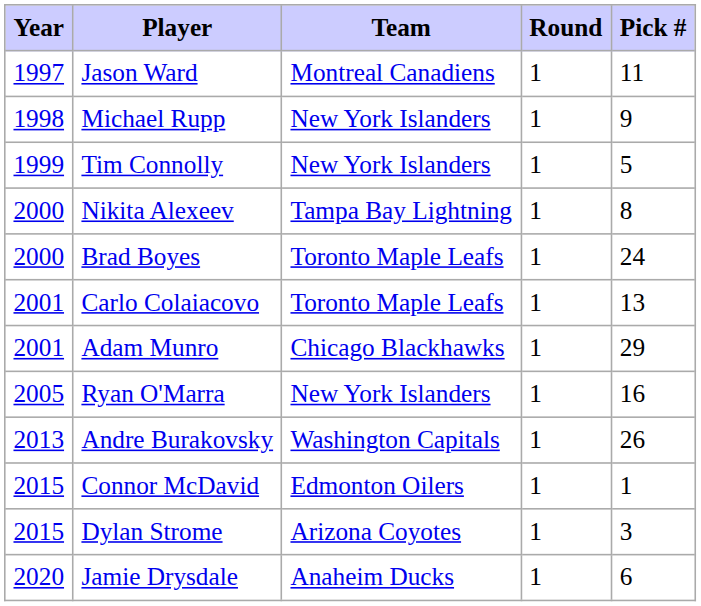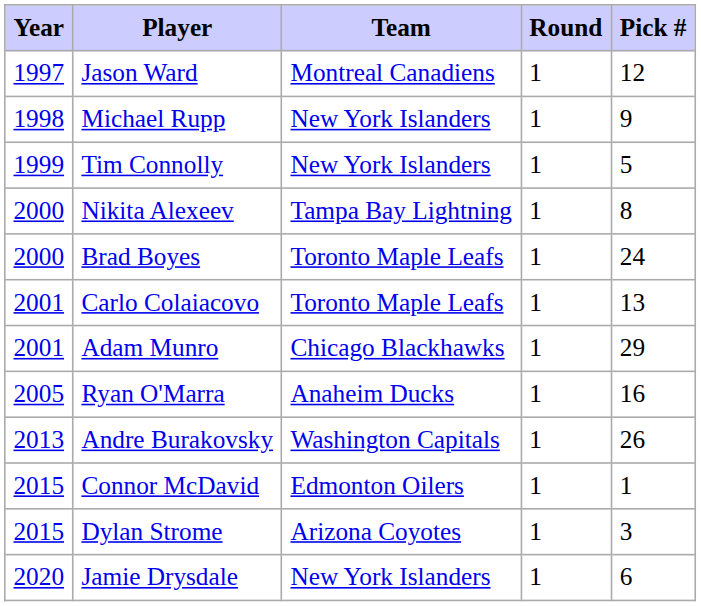(632, 73) 11 -> (632, 73) 12
(391, 393) New York Islanders -> (372, 393) Anaheim Ducks
(372, 577) Anaheim Ducks -> (391, 577) New York Islanders
